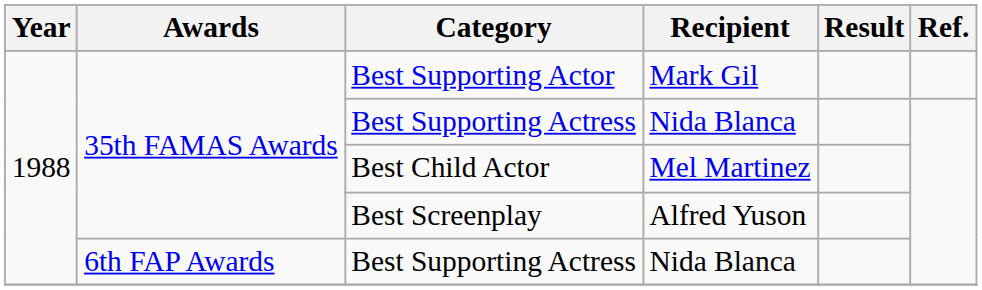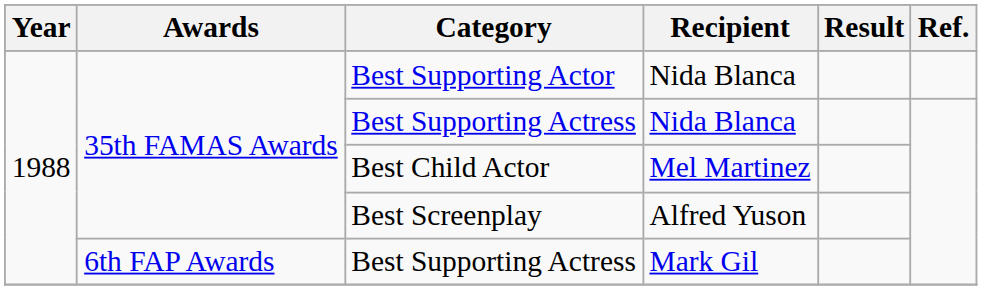(704, 74) Mark Gil -> (723, 74) Nida Blanca
(723, 261) Nida Blanca -> (704, 261) Mark Gil
